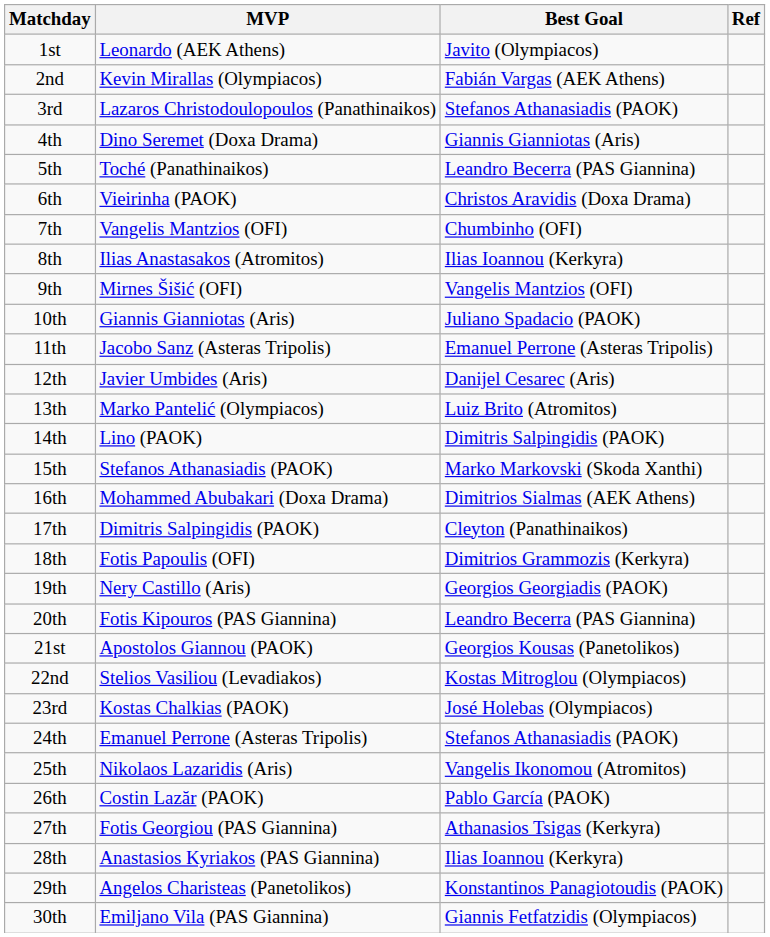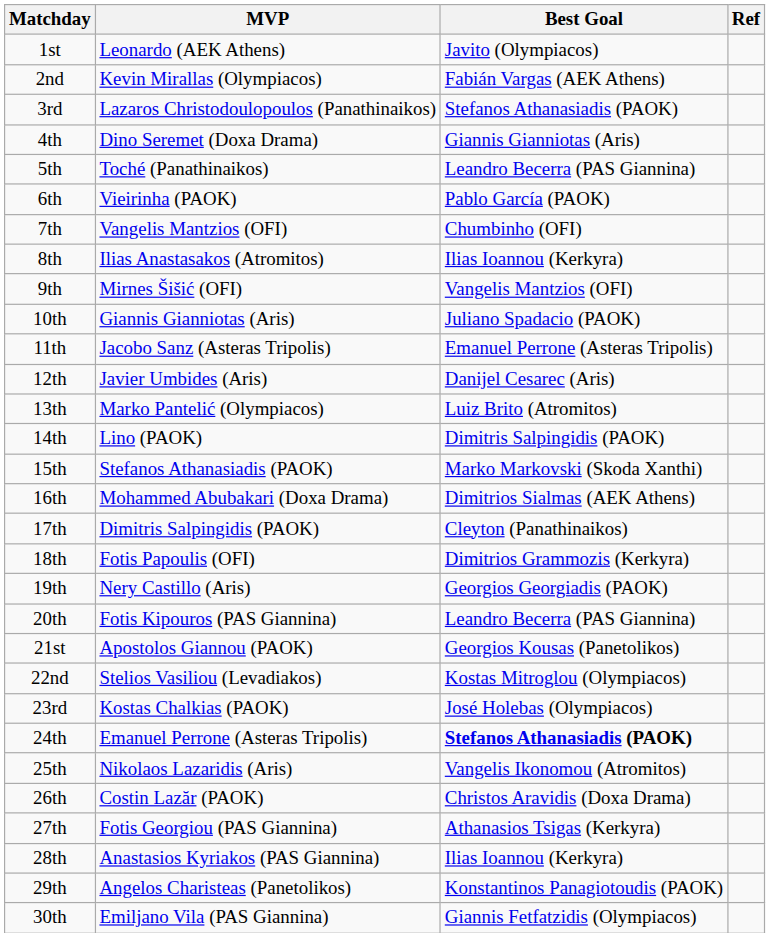(568, 199) Christos Aravidis (Doxa Drama) -> (527, 199) Pablo García (PAOK)
(561, 738) normal -> (568, 738) bold
(527, 797) Pablo García (PAOK) -> (568, 797) Christos Aravidis (Doxa Drama)
